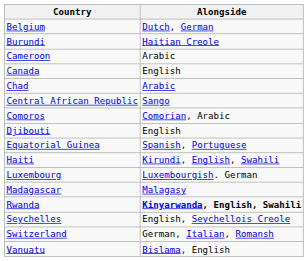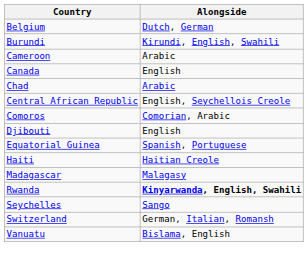(181, 41) Haitian Creole -> (211, 41) Kirundi, English, Swahili
(156, 101) Sango -> (216, 101) English, Seychellois Creole
(211, 160) Kirundi, English, Swahili -> (181, 160) Haitian Creole
- row: (34, 175)
(216, 219) English, Seychellois Creole -> (156, 205) Sango
